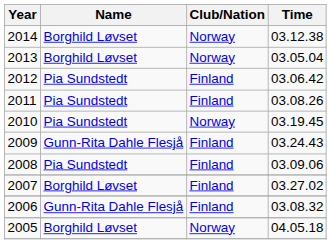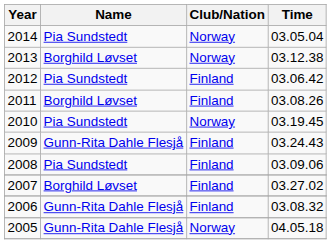(90, 36) Borghild Løvset -> (85, 36) Pia Sundstedt
(297, 36) 03.12.38 -> (297, 36) 03.05.04
(297, 57) 03.05.04 -> (297, 57) 03.12.38
(85, 100) Pia Sundstedt -> (90, 100) Borghild Løvset
(90, 228) Borghild Løvset -> (113, 228) Gunn-Rita Dahle Flesjå
